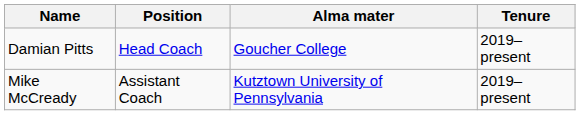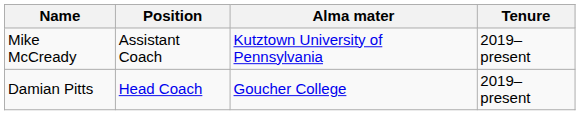rows swapped: (51, 48) <-> (42, 89)
